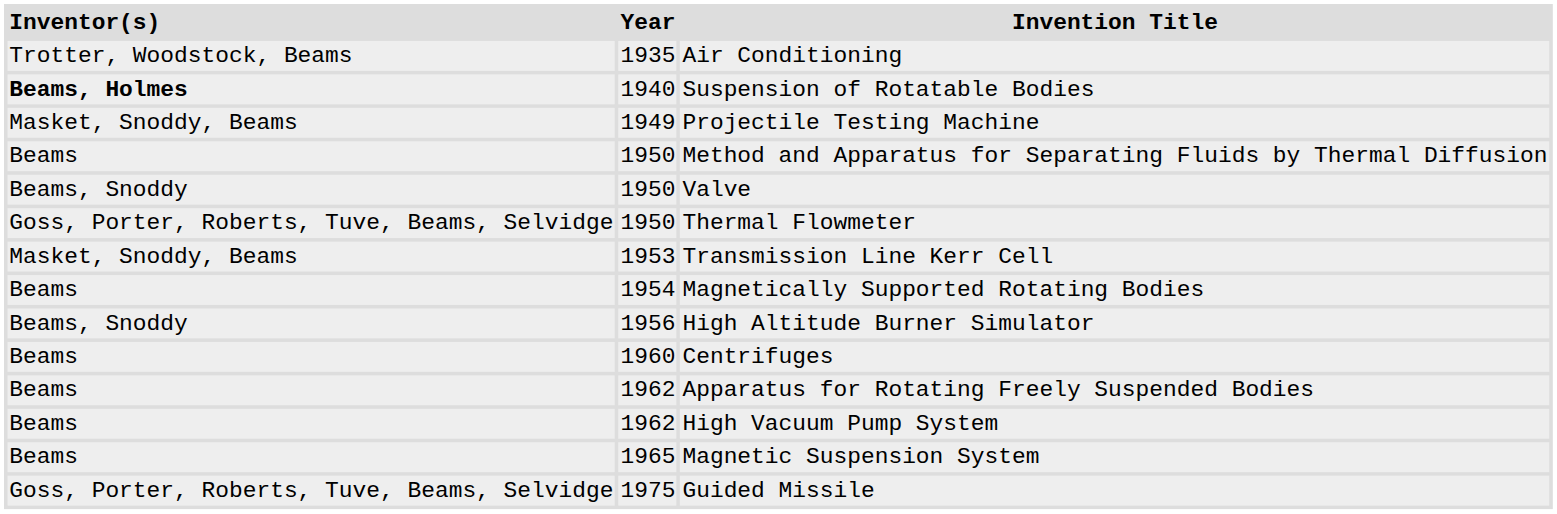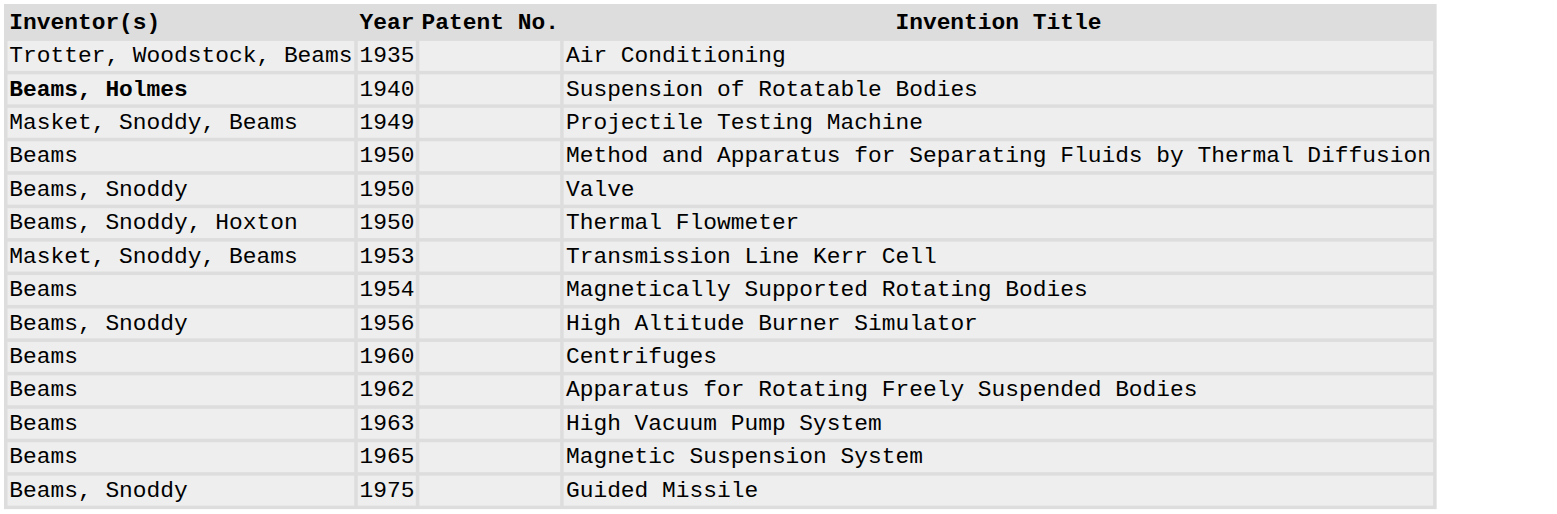+ column: (490, 22)
(311, 223) Goss, Porter, Roberts, Tuve, Beams, Selvidge -> (153, 223) Beams, Snoddy, Hoxton
(648, 424) 1962 -> (387, 424) 1963
(311, 491) Goss, Porter, Roberts, Tuve, Beams, Selvidge -> (99, 491) Beams, Snoddy
